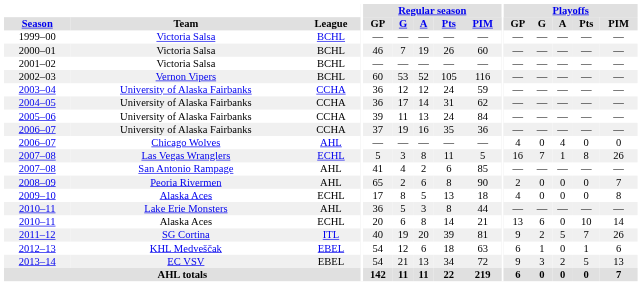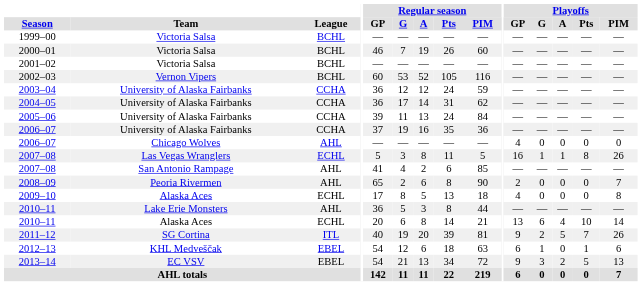(563, 142) 4 -> (563, 142) 0
(542, 155) 7 -> (542, 155) 1
(563, 221) 0 -> (563, 221) 4
